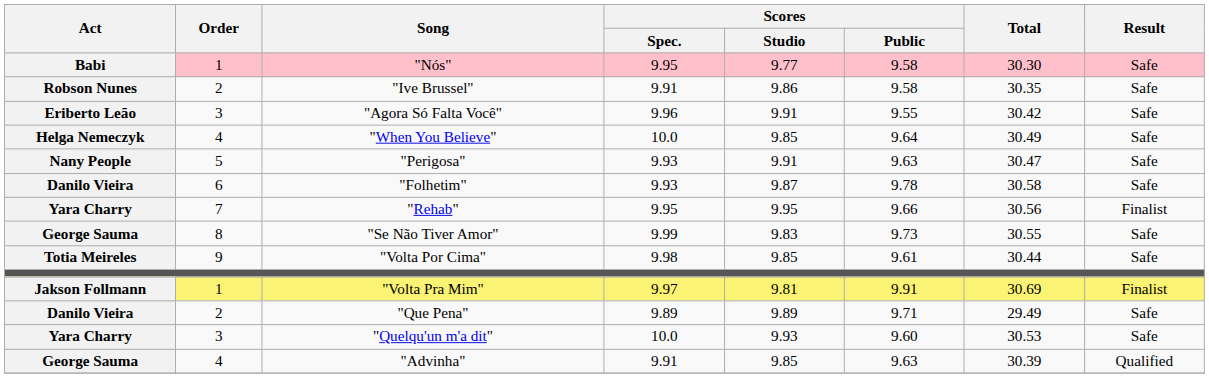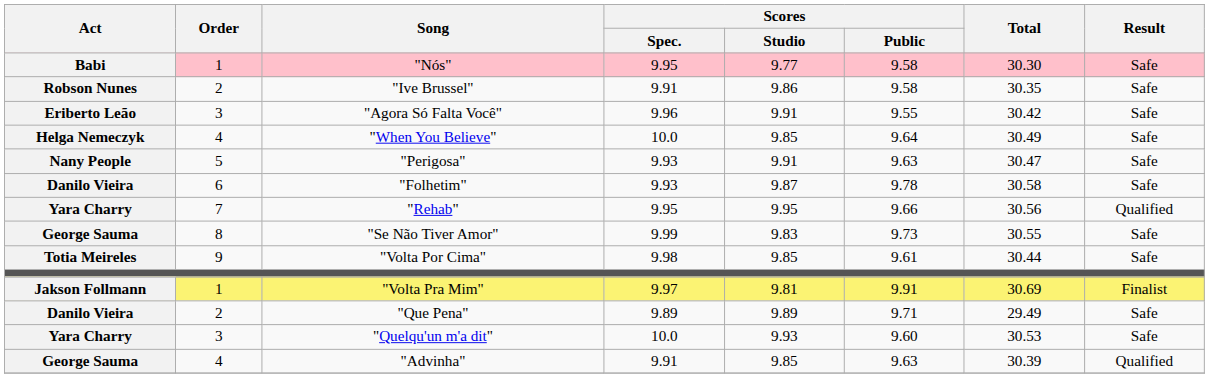(1144, 209) Finalist -> (1144, 209) Qualified
